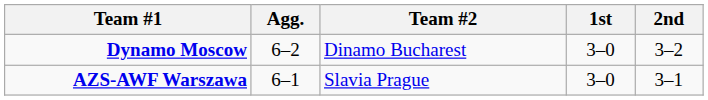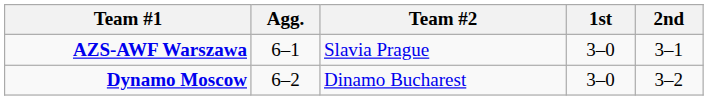rows swapped: (160, 79) <-> (177, 49)
